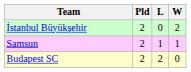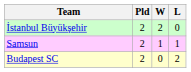columns swapped: (177, 12) <-> (160, 12)
